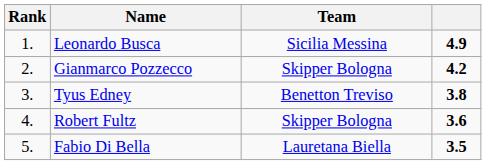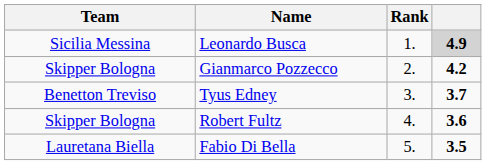columns swapped: (27, 17) <-> (337, 17)
(457, 43) no background -> (457, 43) lightgrey background
(457, 95) 3.8 -> (457, 95) 3.7
